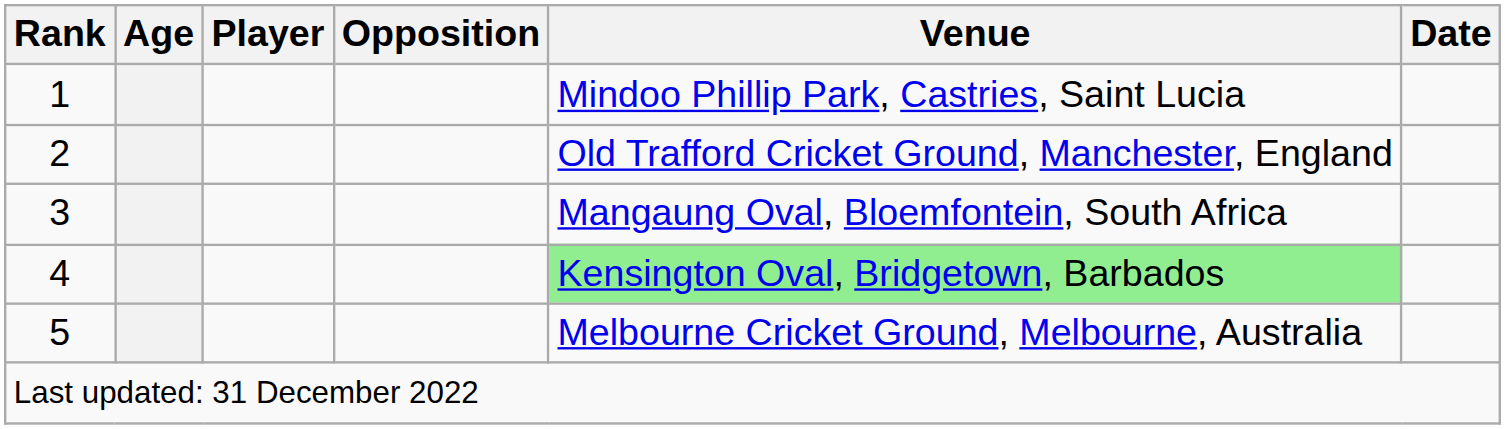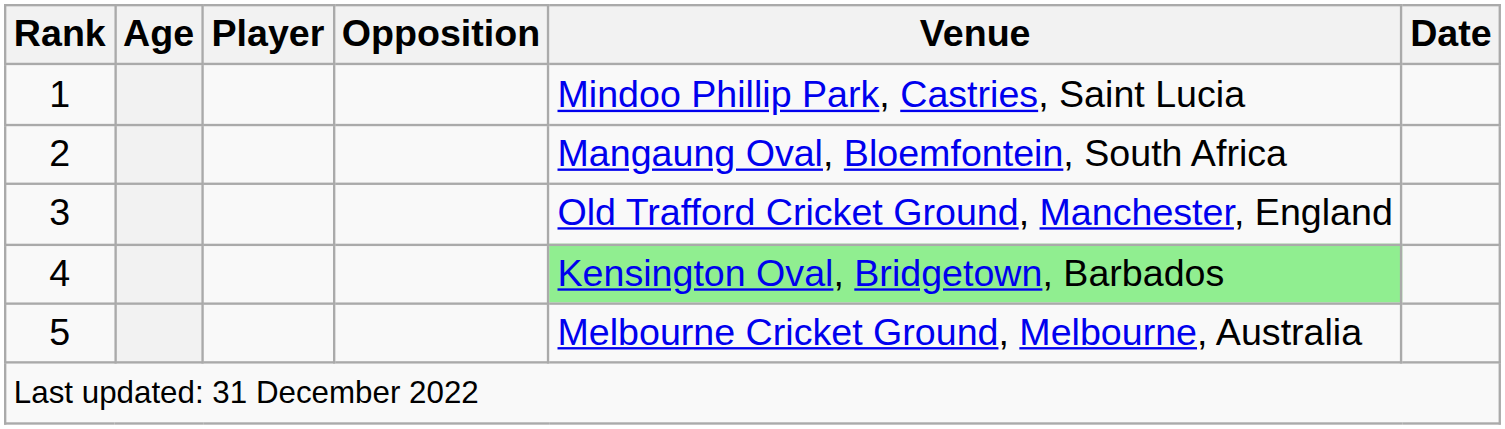(975, 153) Old Trafford Cricket Ground, Manchester, England -> (922, 153) Mangaung Oval, Bloemfontein, South Africa
(922, 213) Mangaung Oval, Bloemfontein, South Africa -> (975, 213) Old Trafford Cricket Ground, Manchester, England
